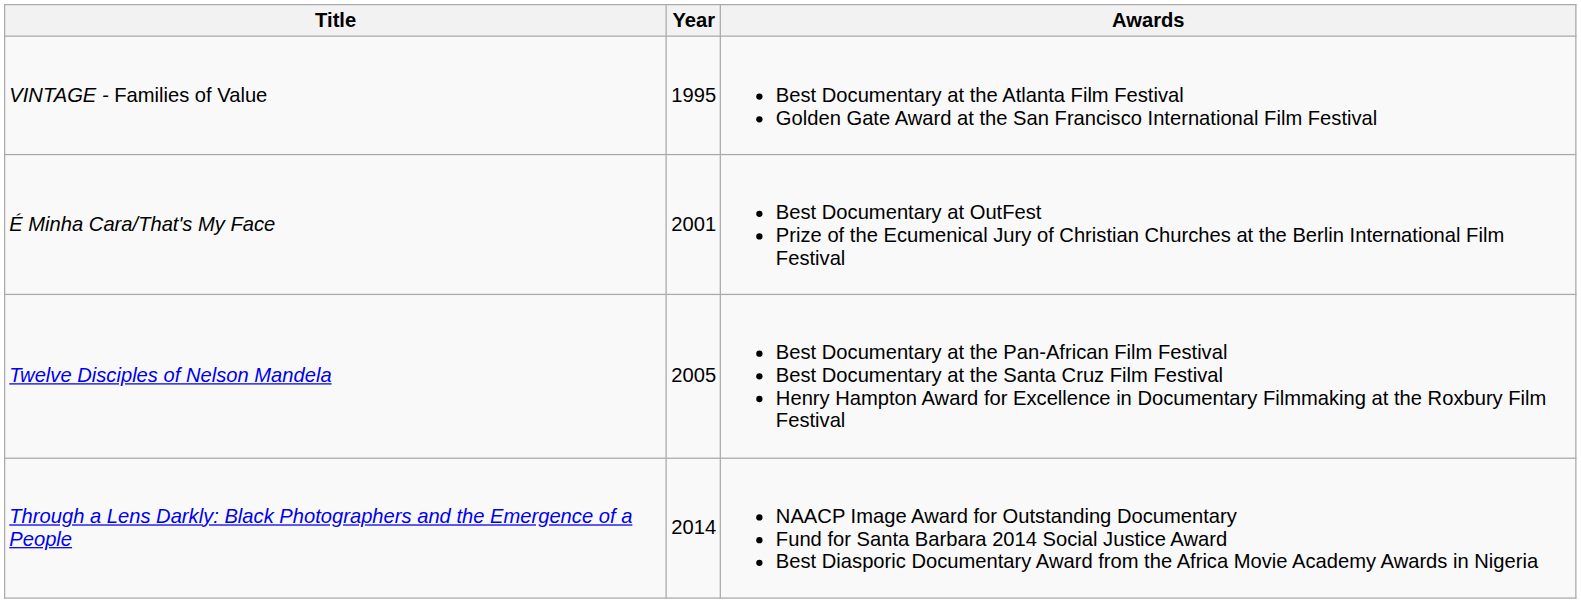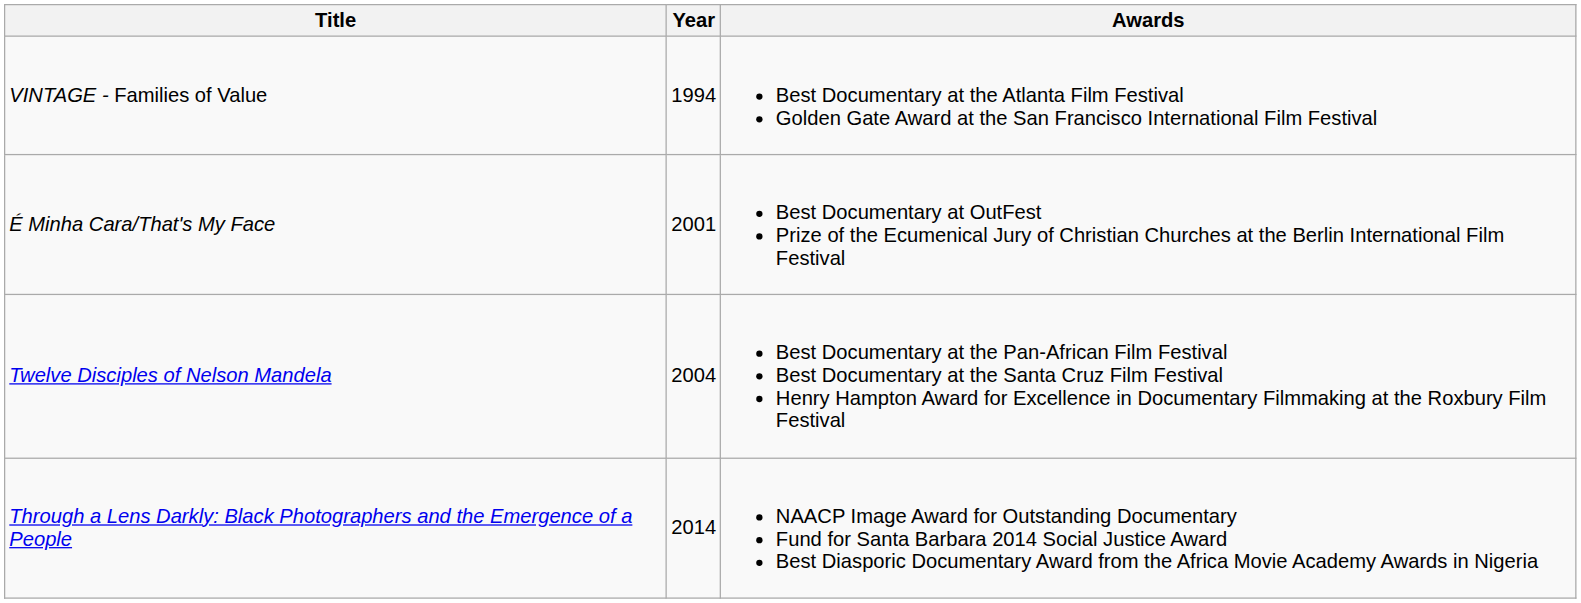(694, 95) 1995 -> (694, 95) 1994
(694, 375) 2005 -> (694, 375) 2004
